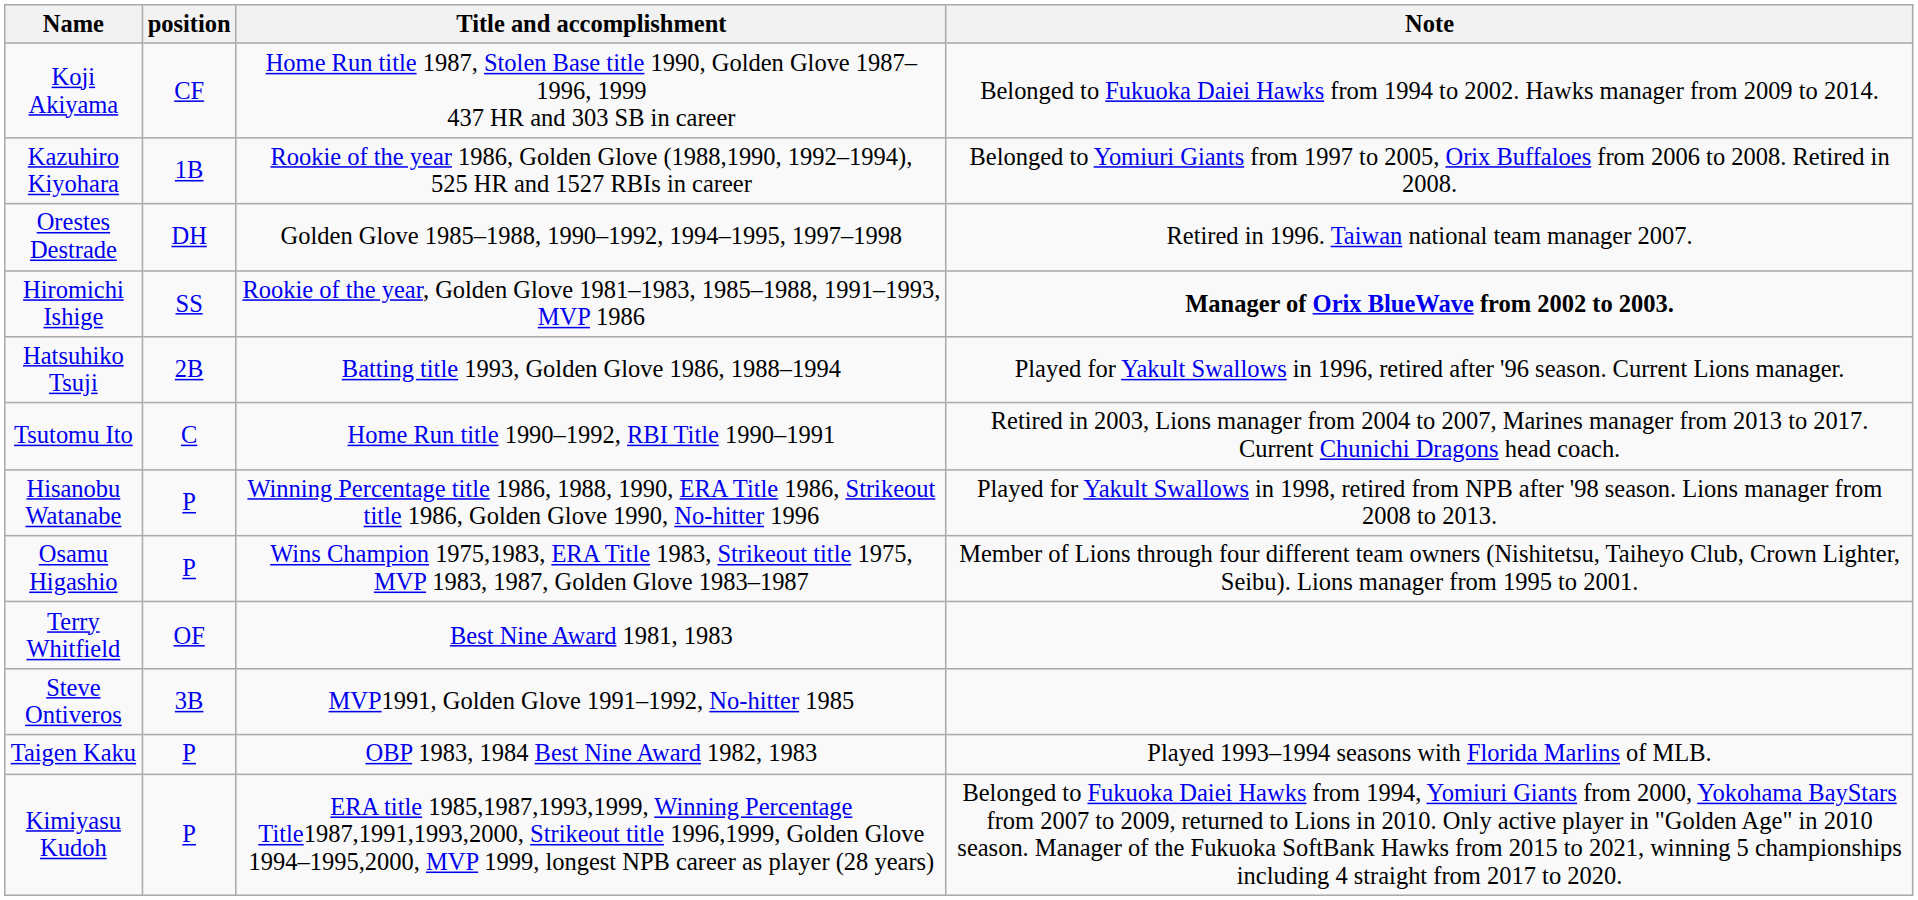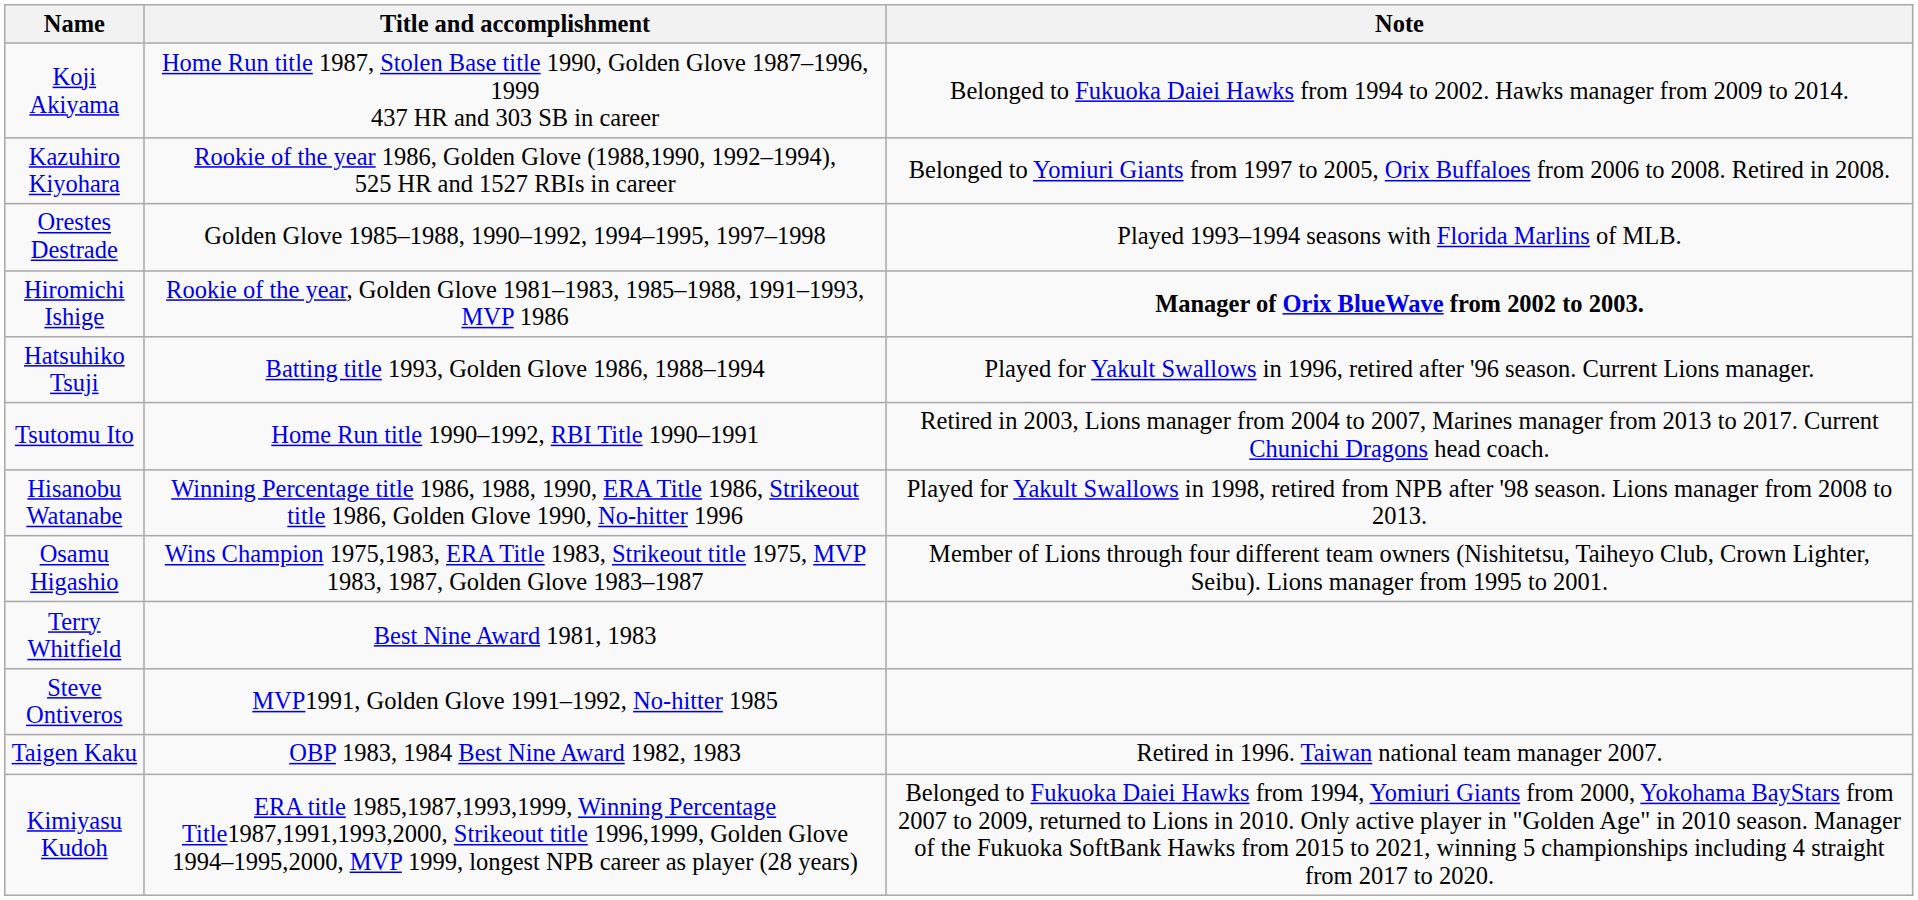- column: (189, 23)
(1430, 236) Retired in 1996. Taiwan national team manager 2007. -> (1399, 236) Played 1993–1994 seasons with Florida Marlins of MLB.
(1430, 753) Played 1993–1994 seasons with Florida Marlins of MLB. -> (1399, 753) Retired in 1996. Taiwan national team manager 2007.
